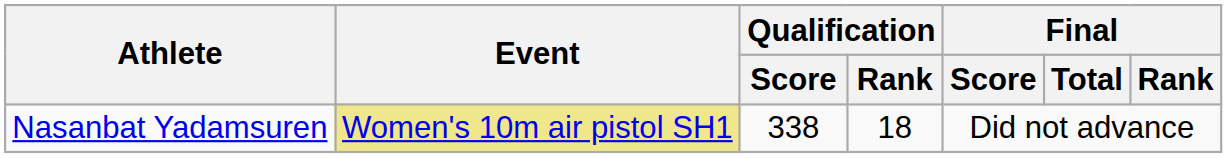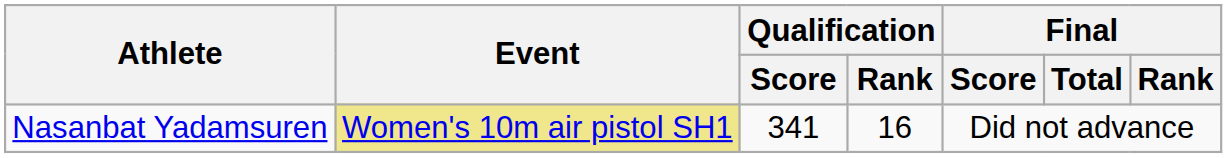(793, 128) 338 -> (793, 128) 341
(895, 128) 18 -> (895, 128) 16
